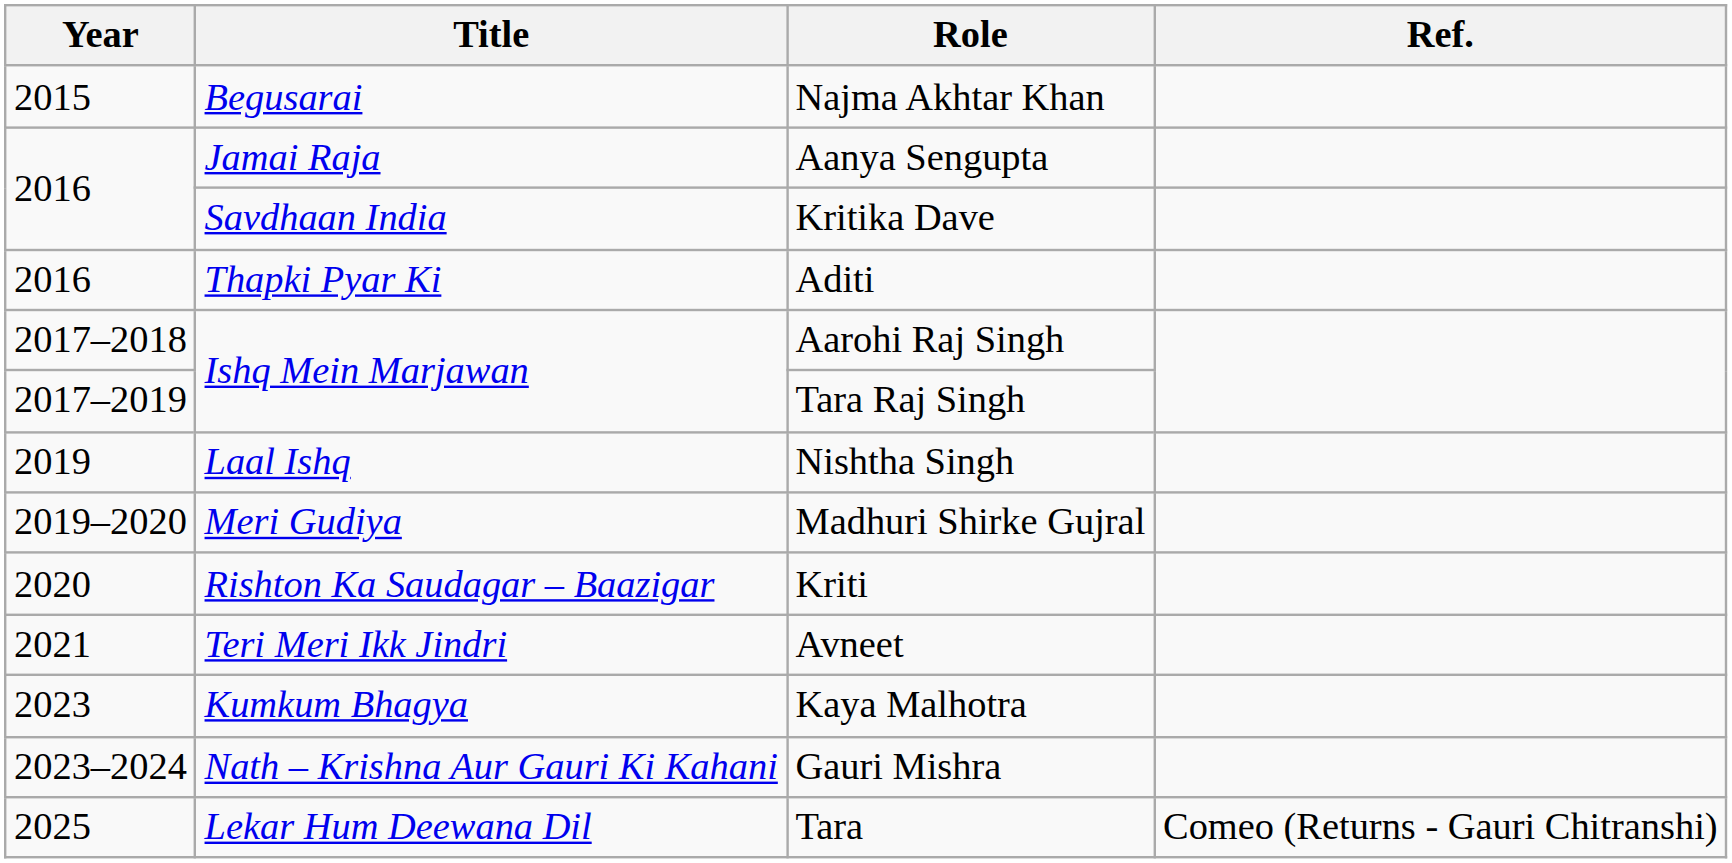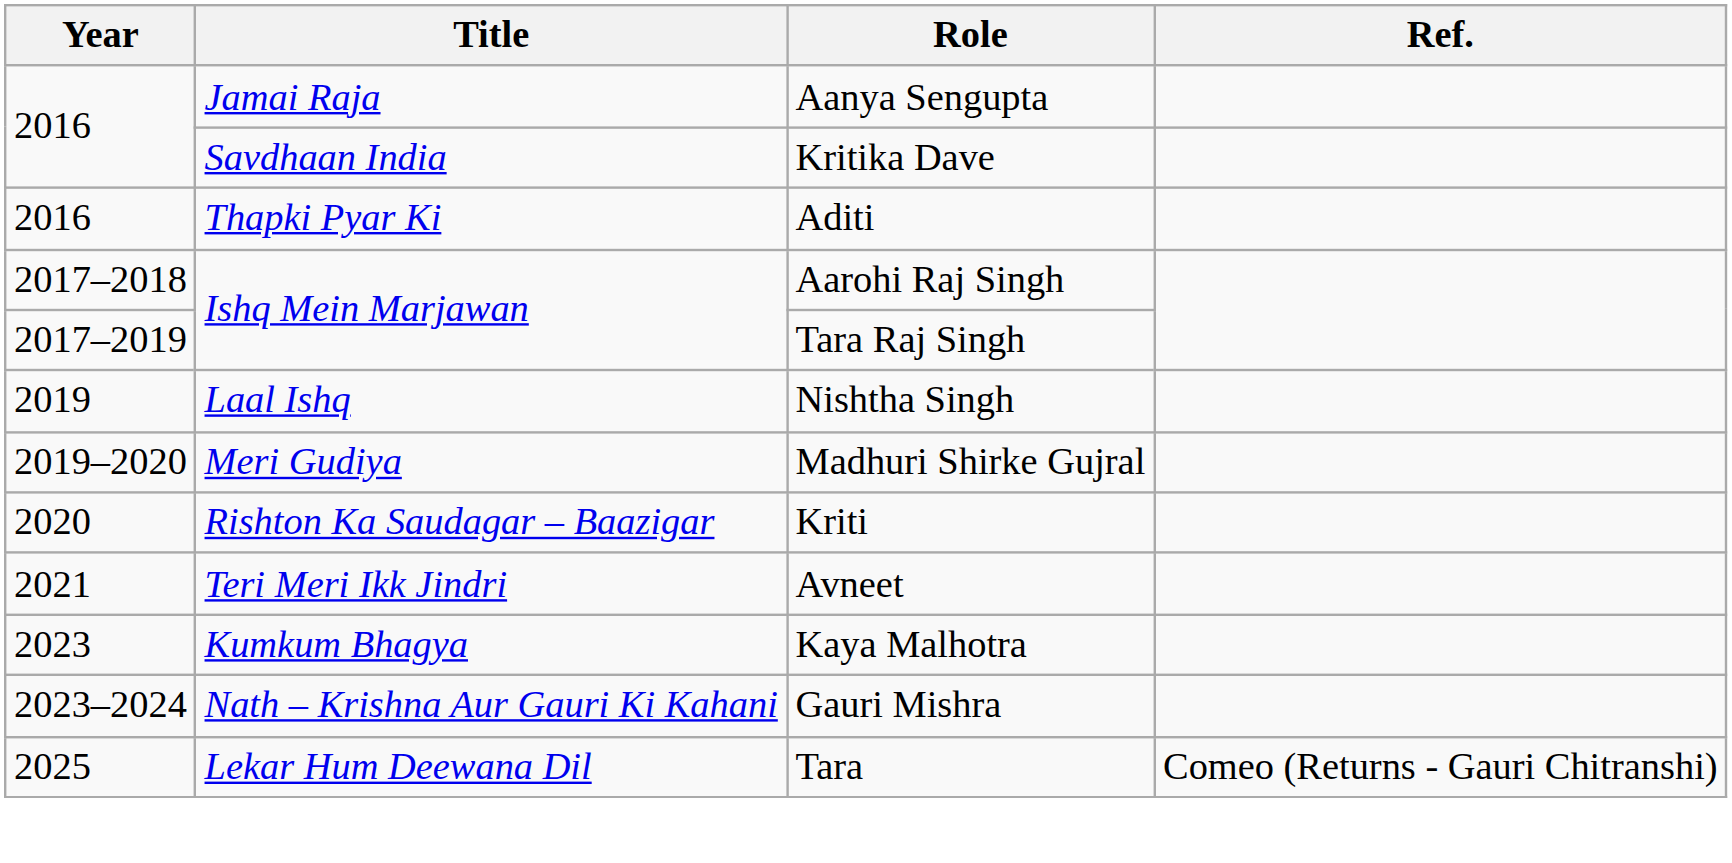- row: (950, 95)
